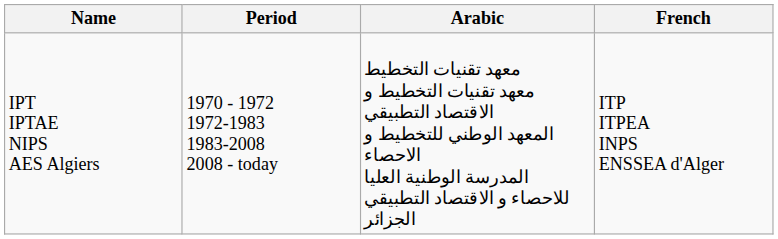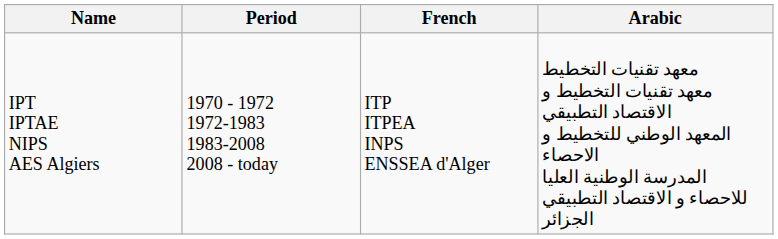columns swapped: (683, 18) <-> (477, 18)
